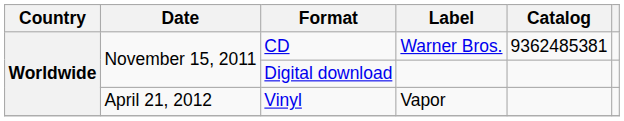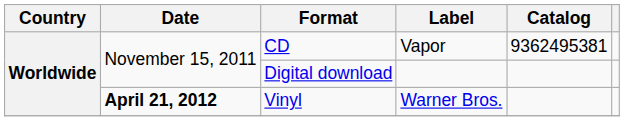(451, 45) Warner Bros. -> (423, 45) Vapor
(559, 45) 9362485381 -> (559, 45) 9362495381
(158, 101) normal -> (161, 101) bold
(423, 101) Vapor -> (451, 101) Warner Bros.
